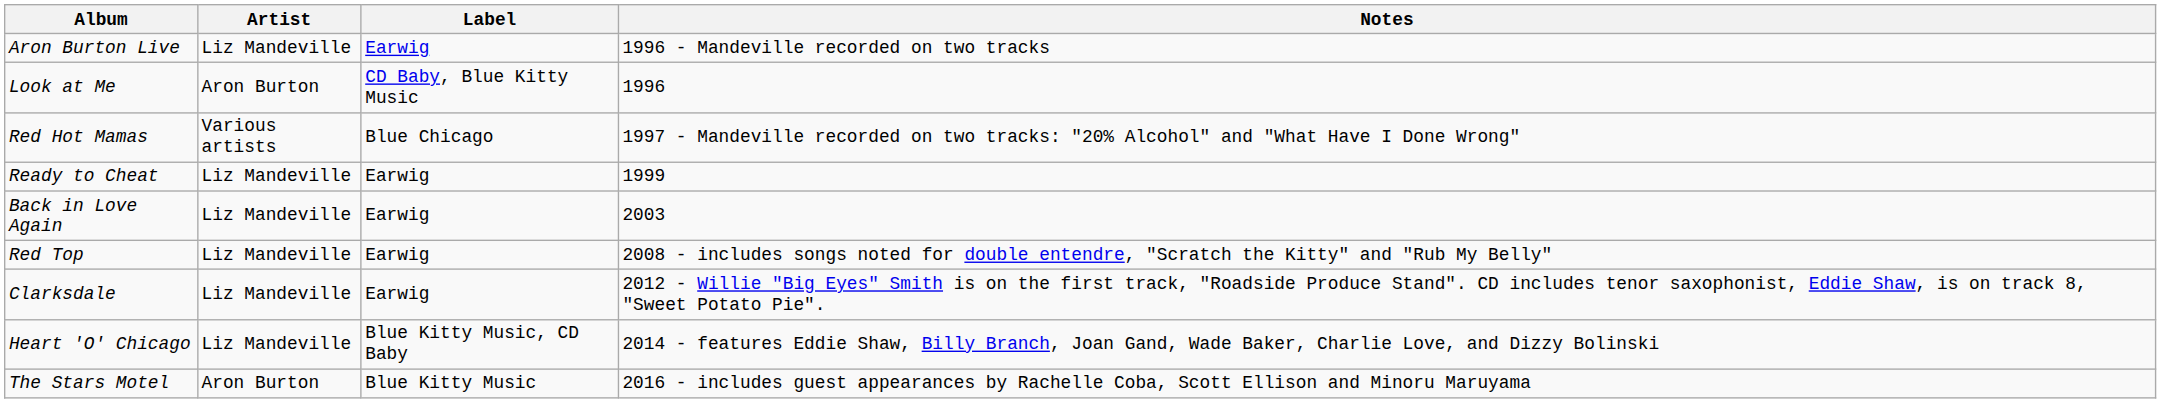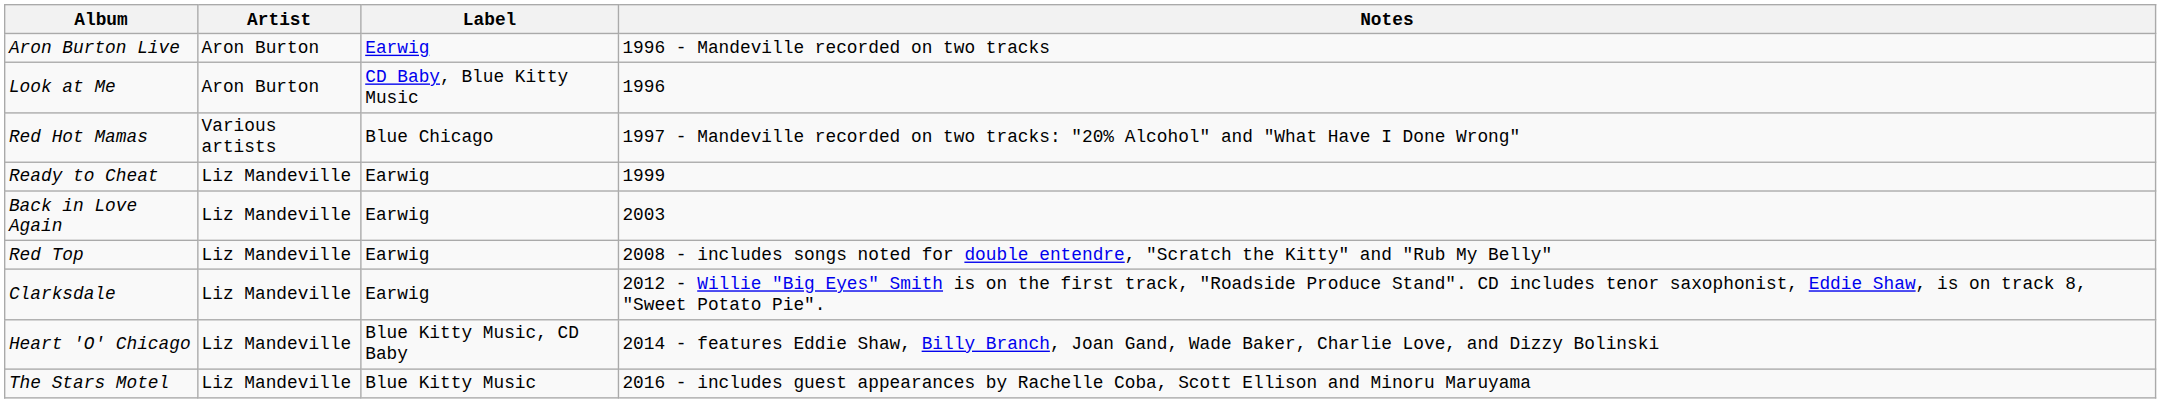(276, 48) Liz Mandeville -> (260, 48) Aron Burton
(260, 383) Aron Burton -> (276, 383) Liz Mandeville
